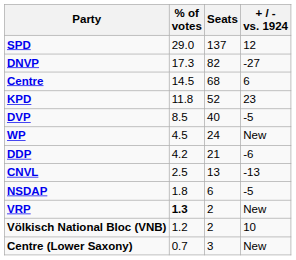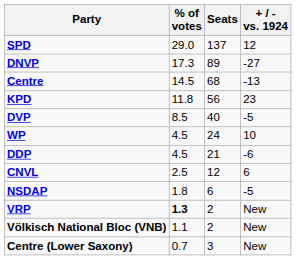(214, 63) 82 -> (214, 63) 89
(246, 81) 6 -> (252, 81) -13
(214, 99) 52 -> (214, 99) 56
(255, 136) New -> (250, 136) 10
(180, 154) 4.2 -> (180, 154) 4.5
(214, 172) 13 -> (214, 172) 12
(252, 172) -13 -> (246, 172) 6
(180, 227) 1.2 -> (180, 227) 1.1
(250, 227) 10 -> (255, 227) New
